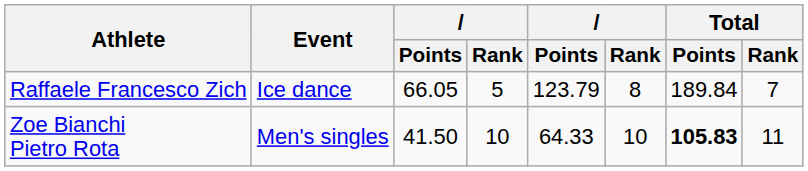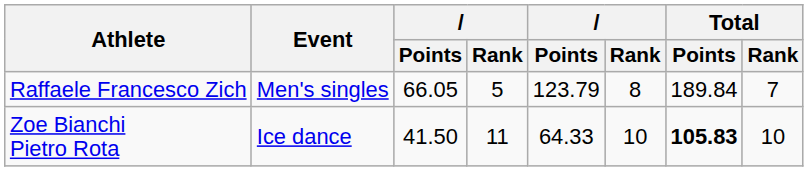(304, 90) Ice dance -> (323, 90) Men's singles
(323, 136) Men's singles -> (304, 136) Ice dance
(497, 136) 10 -> (497, 136) 11
(773, 136) 11 -> (773, 136) 10
